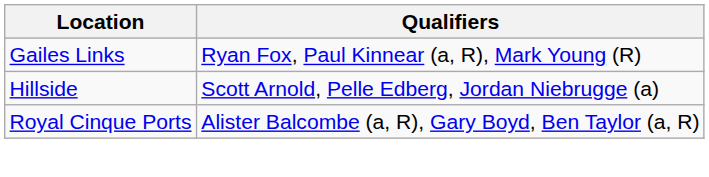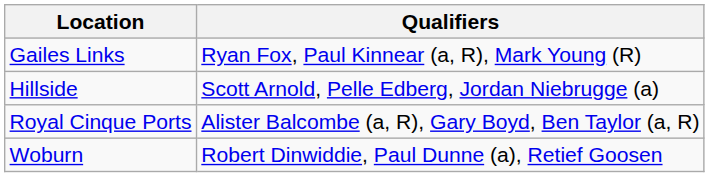+ row: (46, 155)
